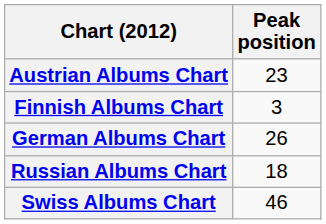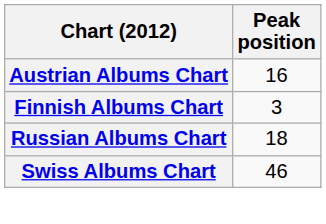(277, 75) 23 -> (277, 75) 16
- row: (119, 139)
